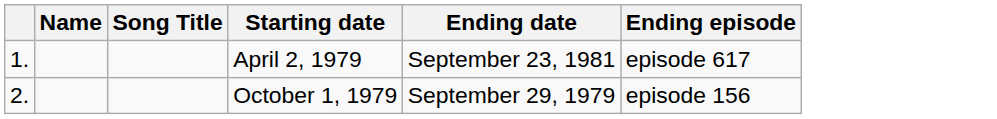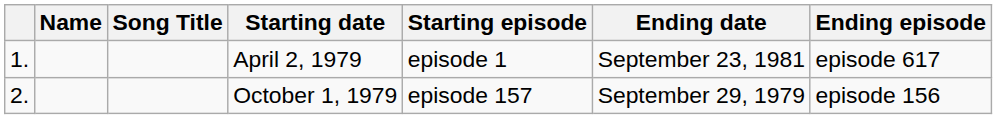+ column: (497, 22)
